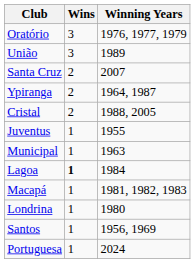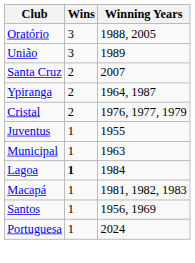(144, 33) 1976, 1977, 1979 -> (128, 33) 1988, 2005
(128, 111) 1988, 2005 -> (144, 111) 1976, 1977, 1979
- row: (30, 209)
